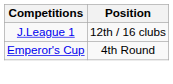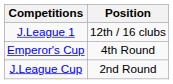+ row: (46, 69)
